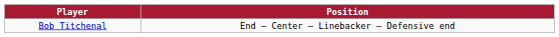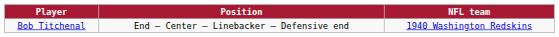+ column: (469, 11)
